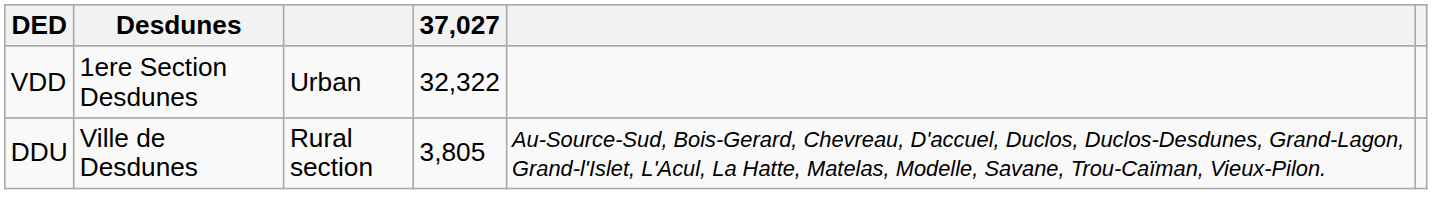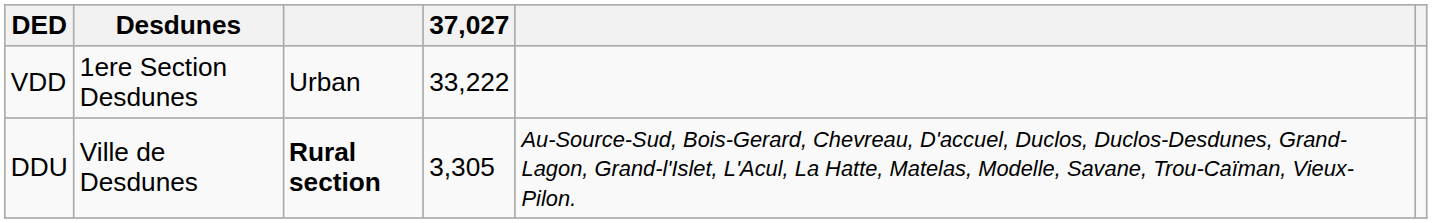(460, 81) 32,322 -> (469, 81) 33,222
(331, 152) normal -> (335, 167) bold
(452, 152) 3,805 -> (462, 167) 3,305
